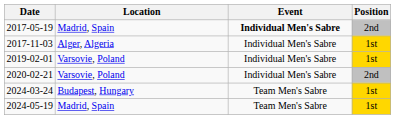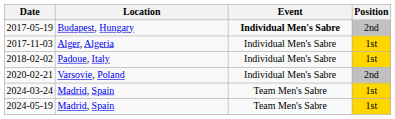(86, 28) Madrid, Spain -> (96, 28) Budapest, Hungary
+ row: (30, 59)
- row: (30, 59)
(96, 91) Budapest, Hungary -> (86, 91) Madrid, Spain
